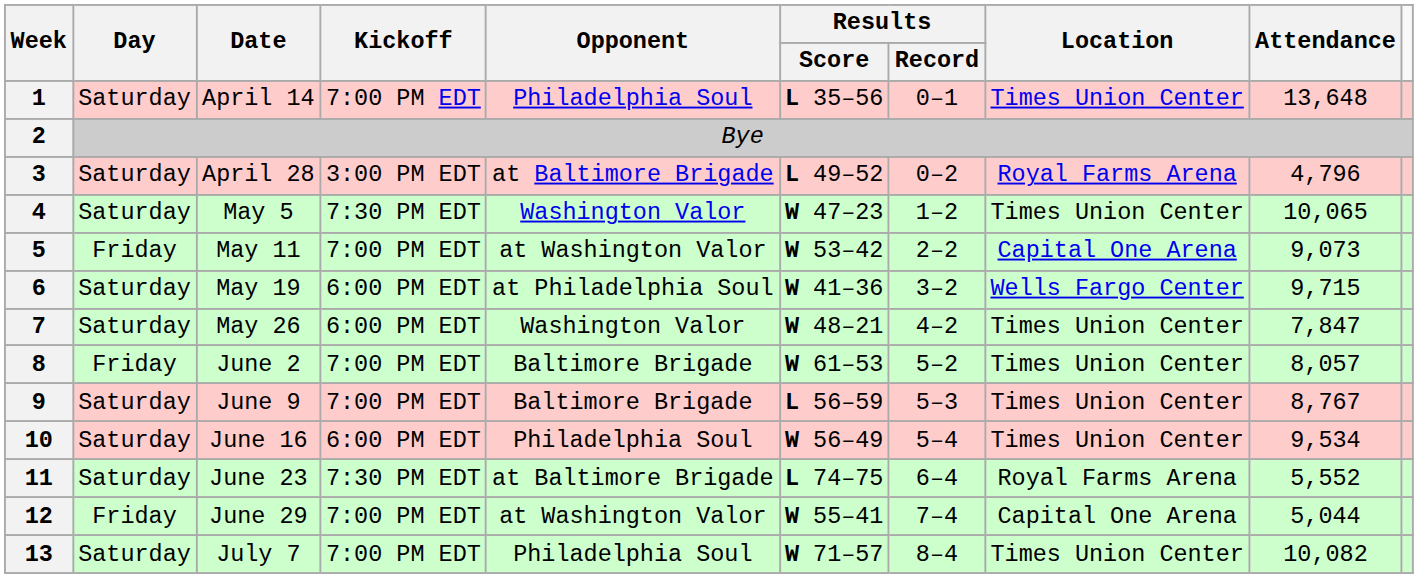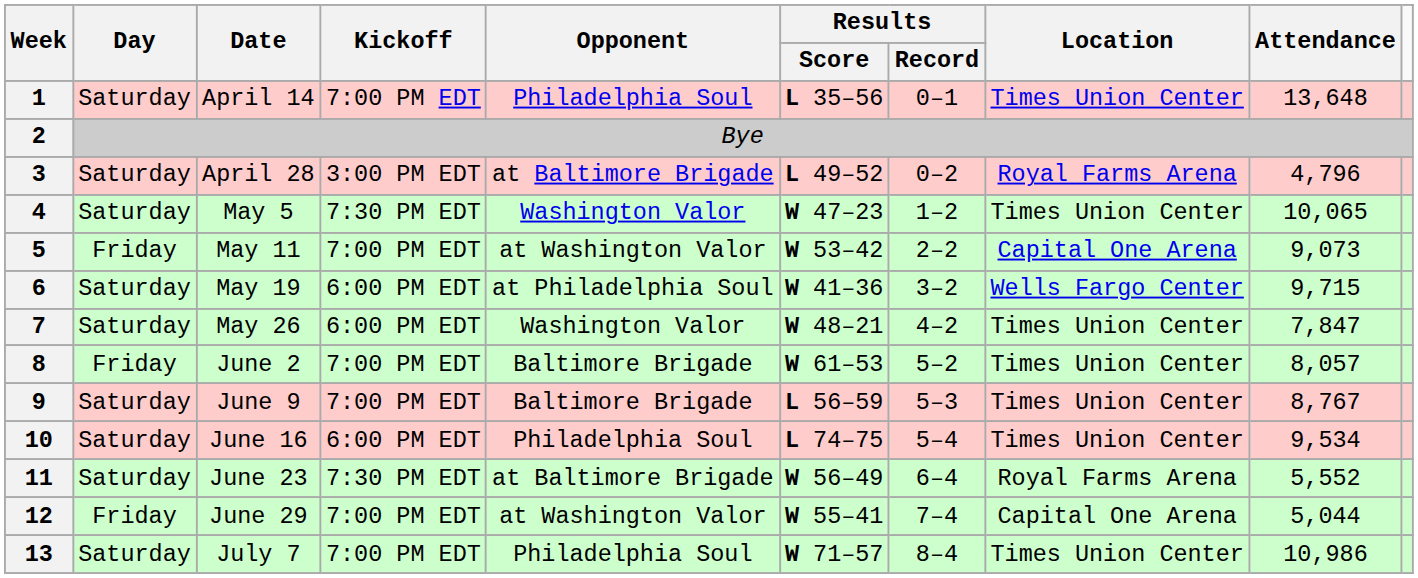(834, 441) W 56–49 -> (834, 441) L 74–75
(834, 479) L 74–75 -> (834, 479) W 56–49
(1325, 555) 10,082 -> (1325, 555) 10,986
